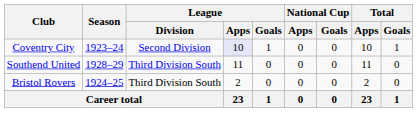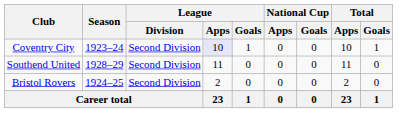(175, 64) Third Division South -> (165, 64) Second Division
(175, 82) Third Division South -> (165, 82) Second Division
